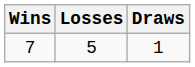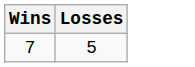- column: (158, 19)
